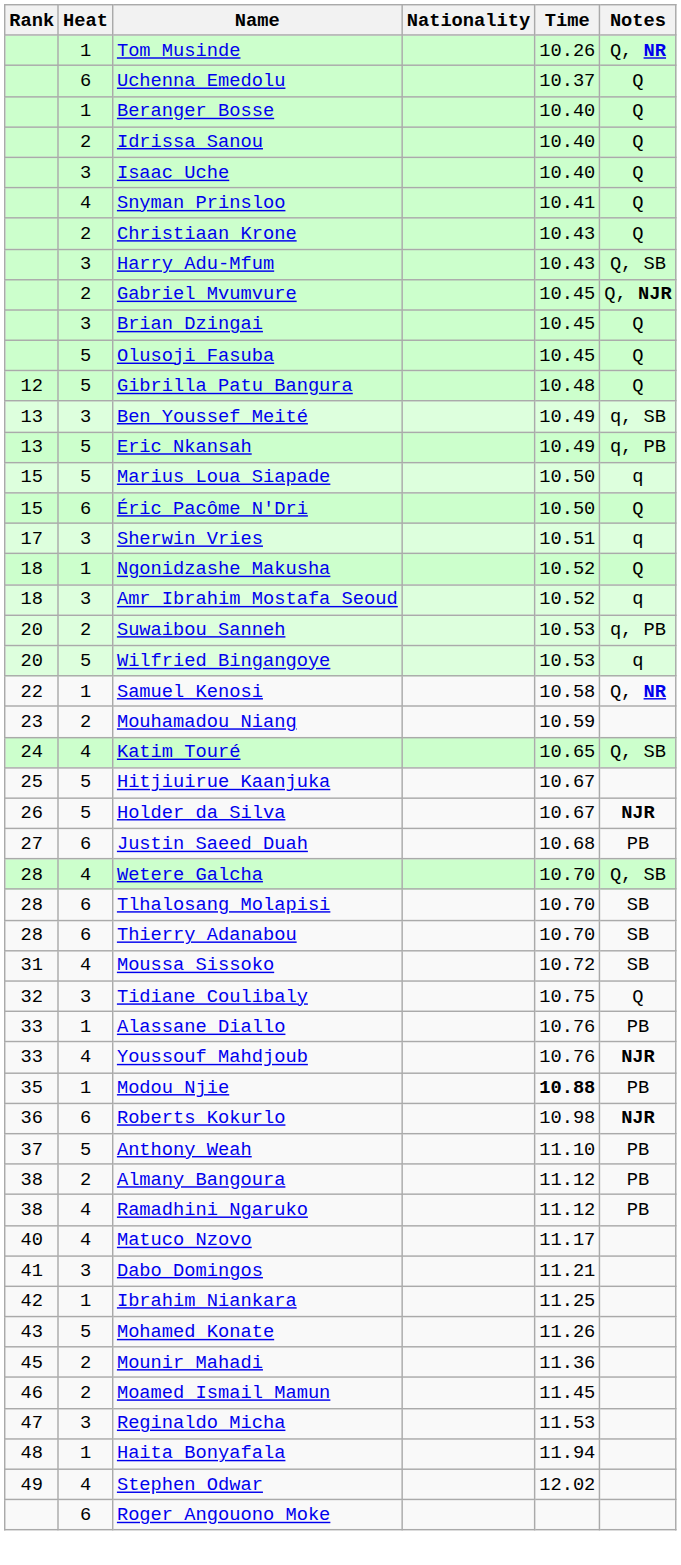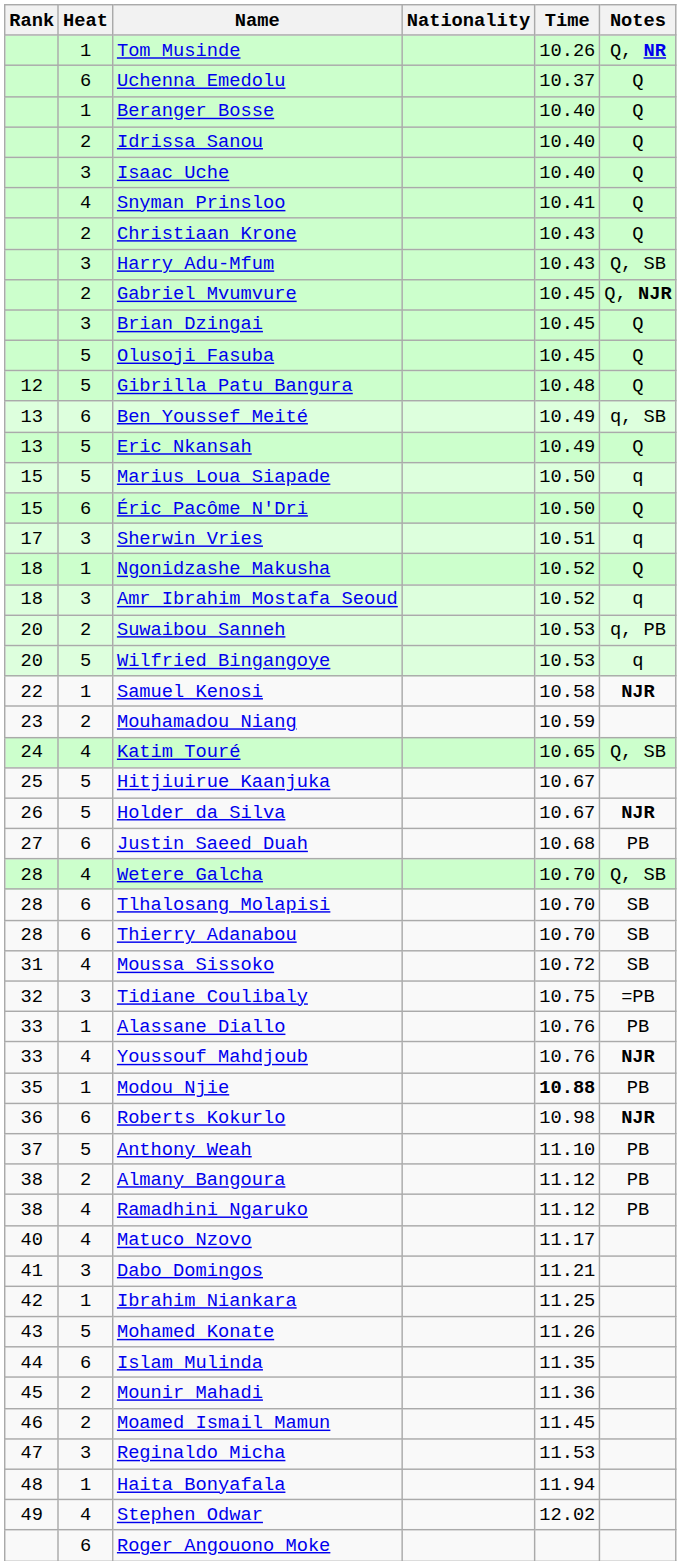(86, 417) 3 -> (86, 417) 6
(638, 447) q, PB -> (638, 447) Q
(638, 691) Q, NR -> (638, 691) NJR
(638, 996) Q -> (638, 996) =PB
+ row: (190, 1362)
